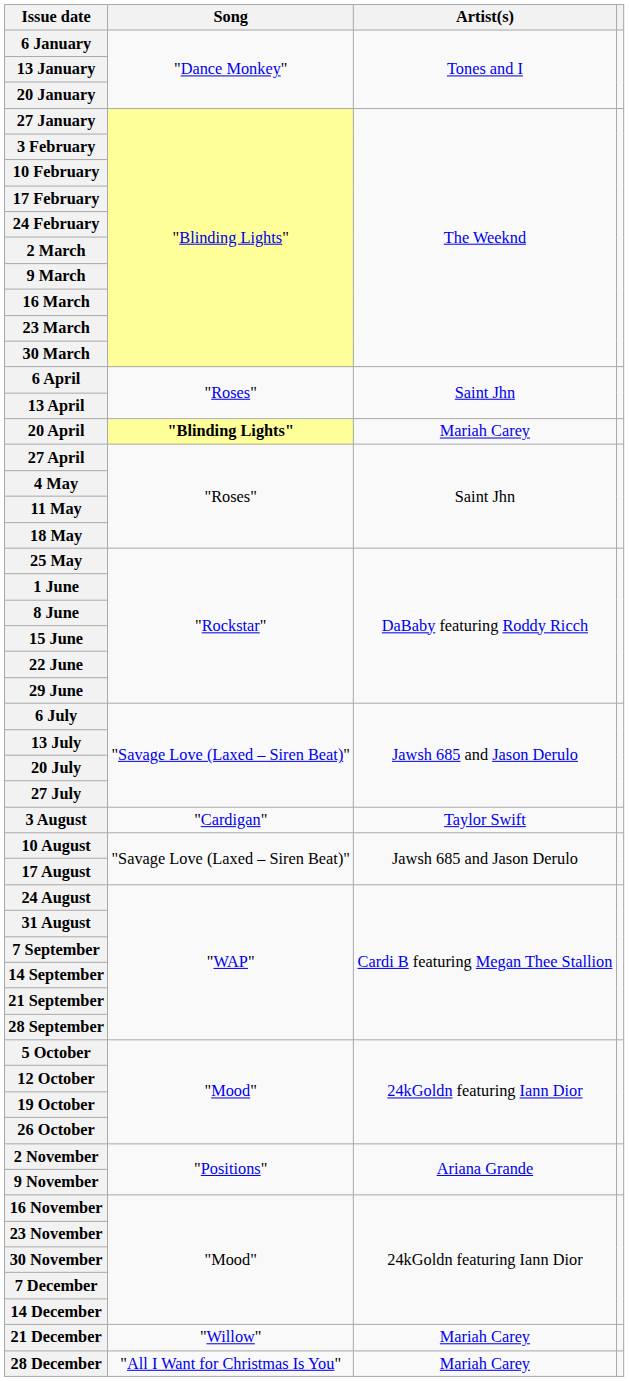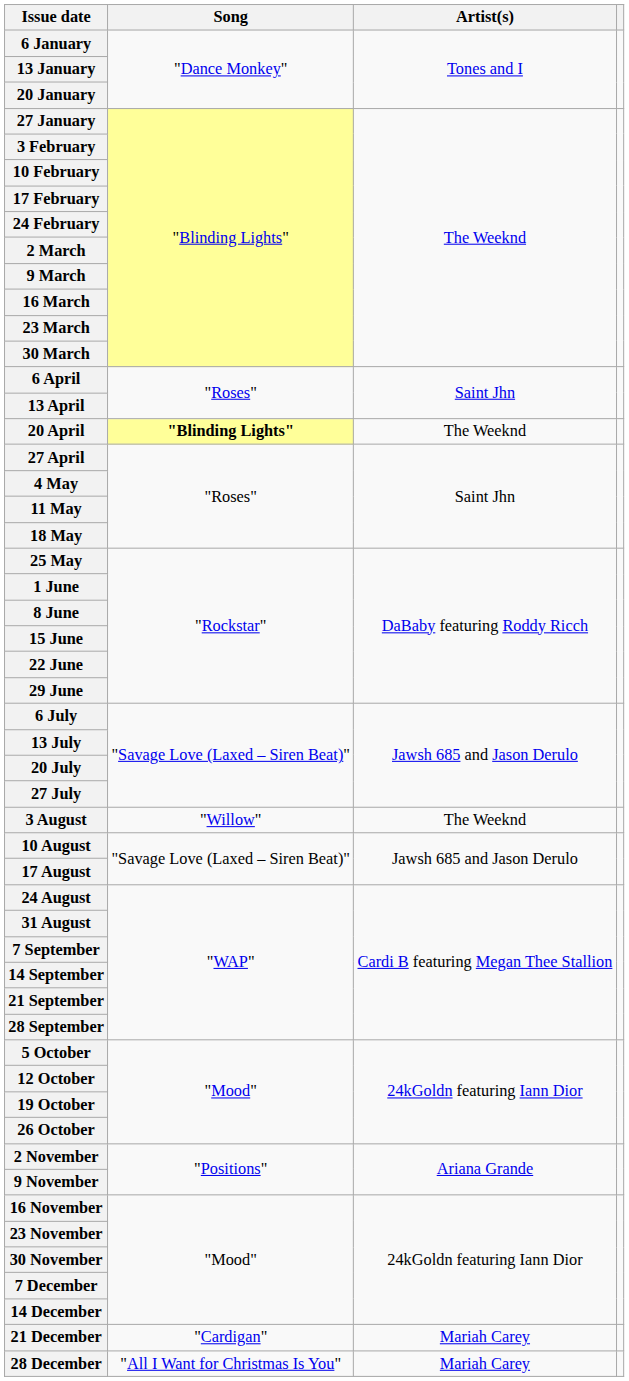(485, 431) Mariah Carey -> (485, 431) The Weeknd
(231, 819) "Cardigan" -> (231, 819) "Willow"
(485, 819) Taylor Swift -> (485, 819) The Weeknd
(231, 1337) "Willow" -> (231, 1337) "Cardigan"
